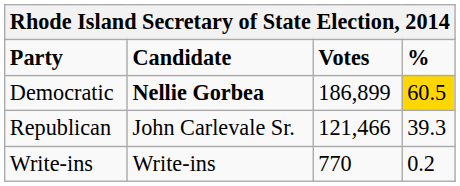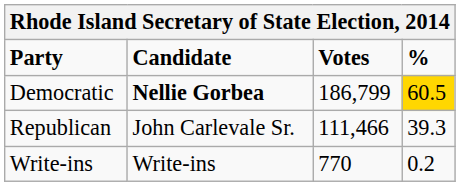(354, 92) 186,899 -> (354, 92) 186,799
(354, 127) 121,466 -> (354, 127) 111,466
